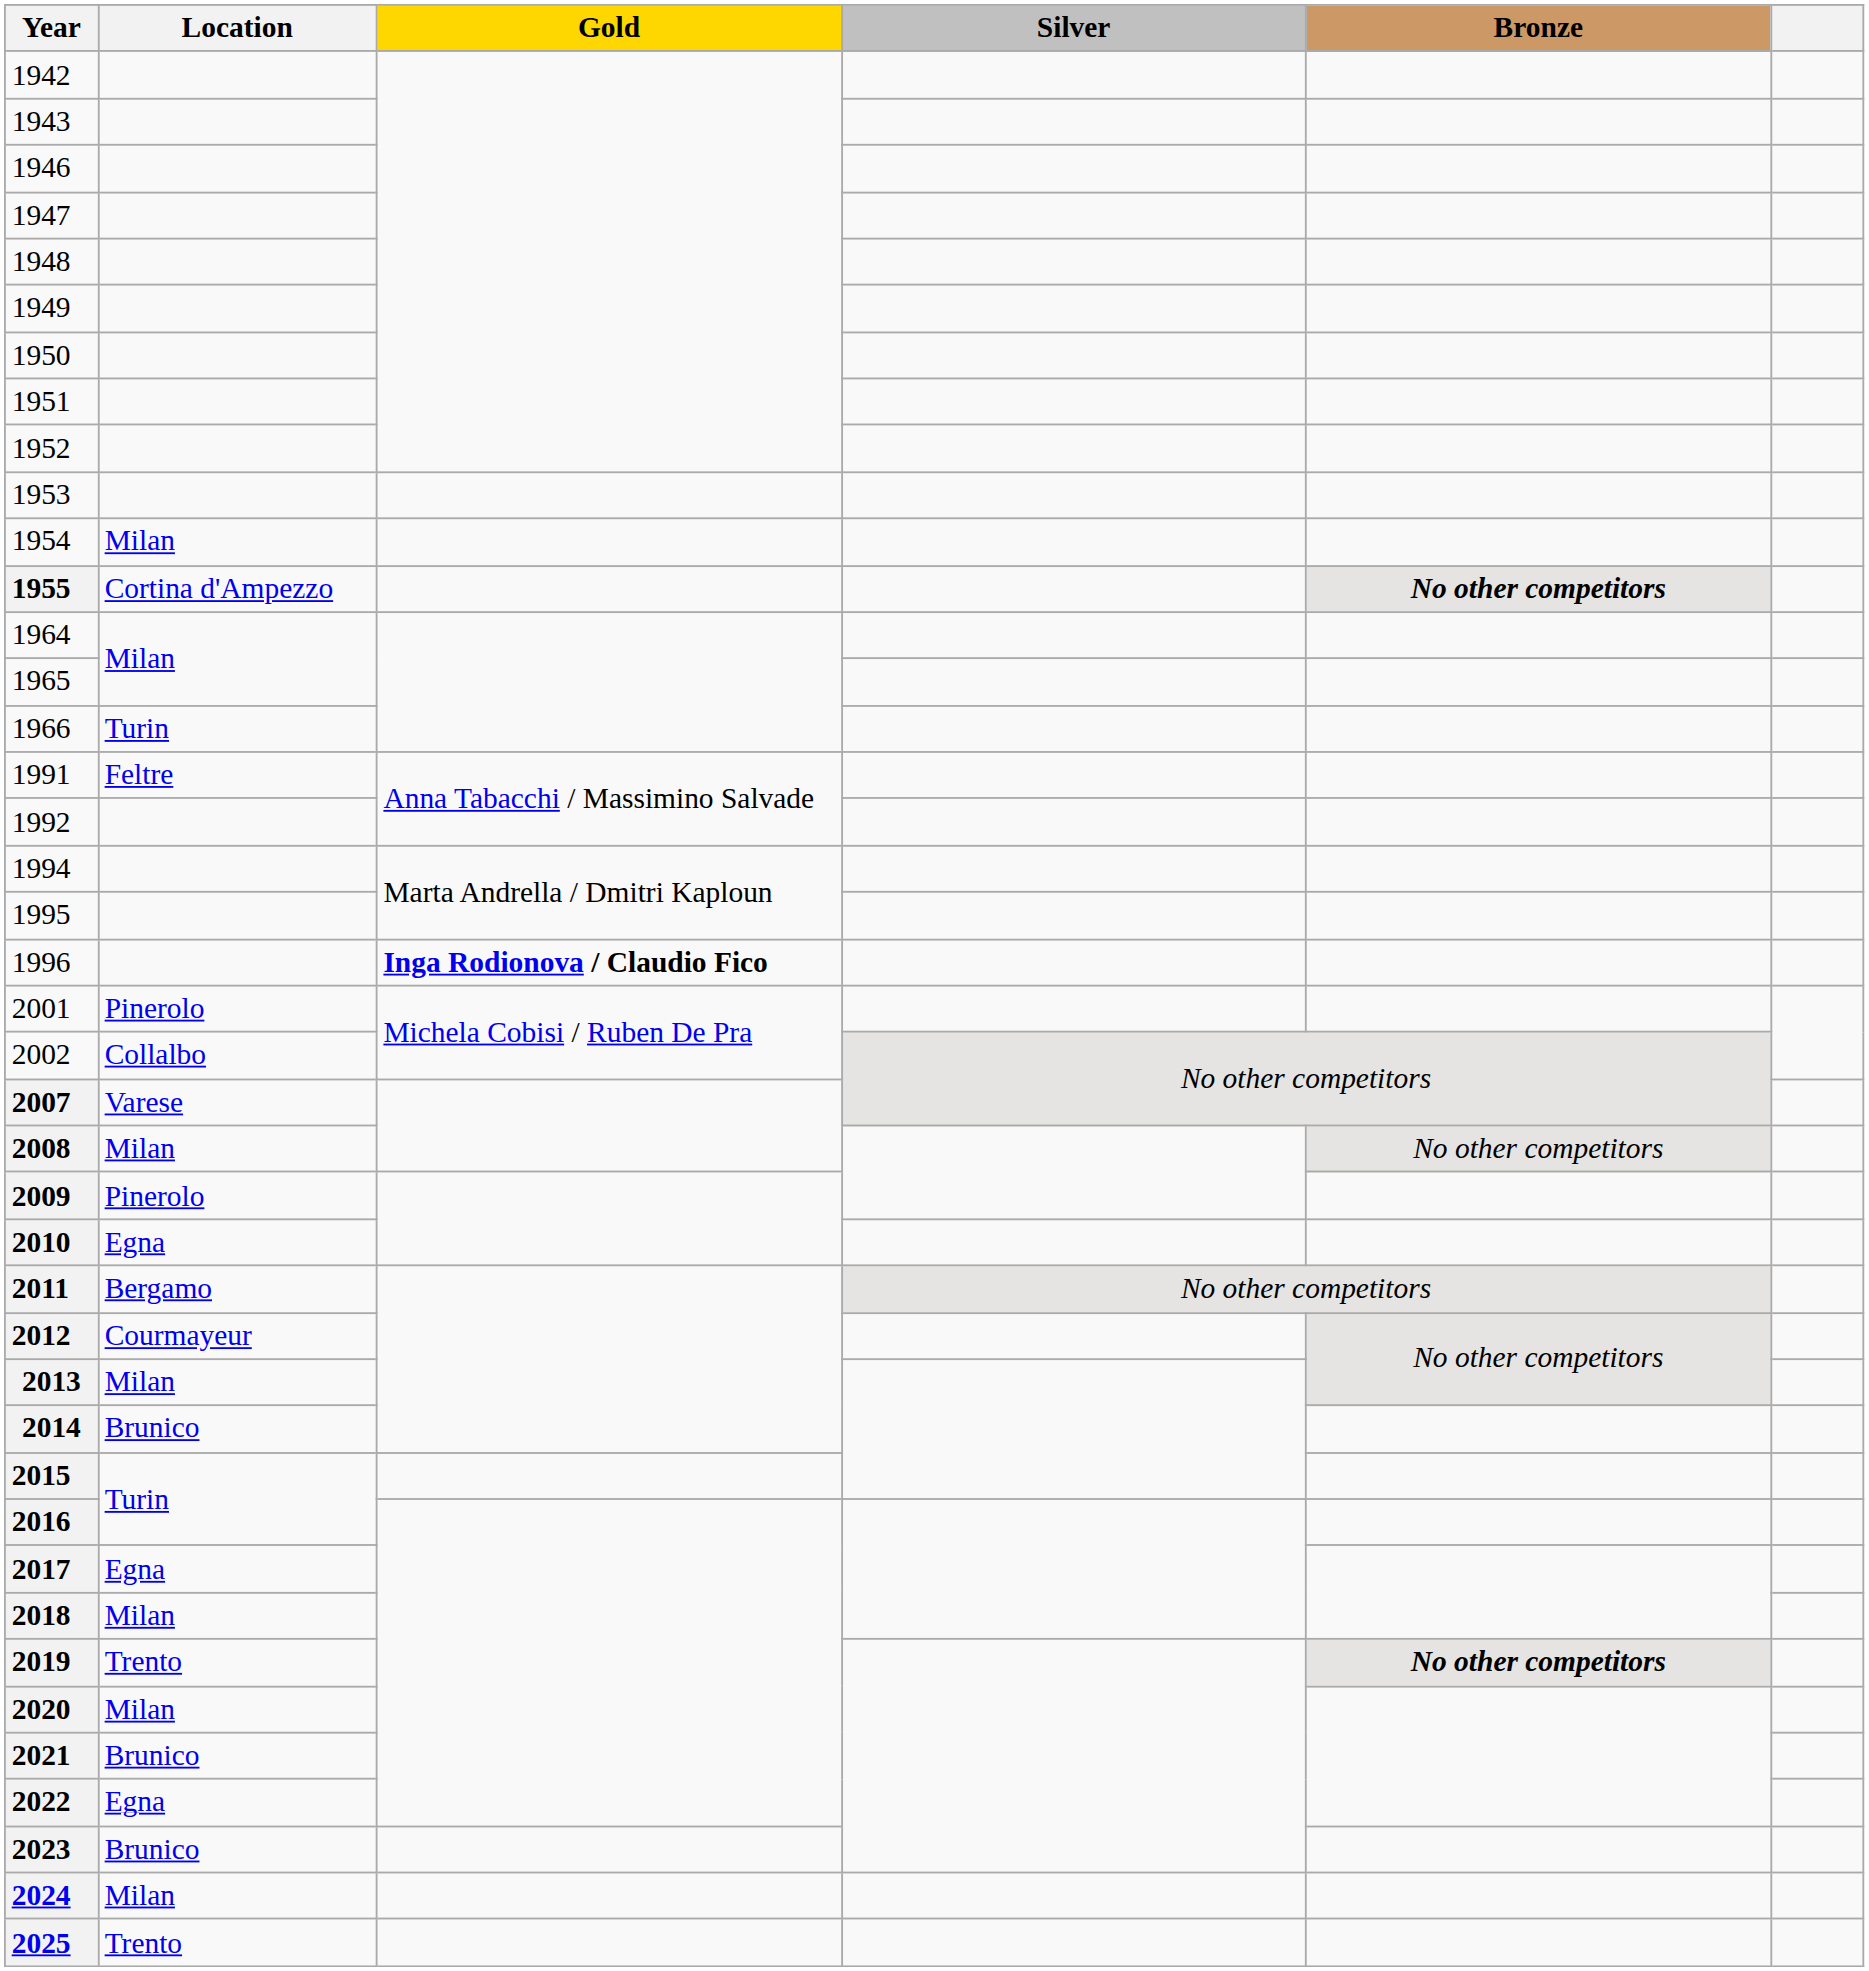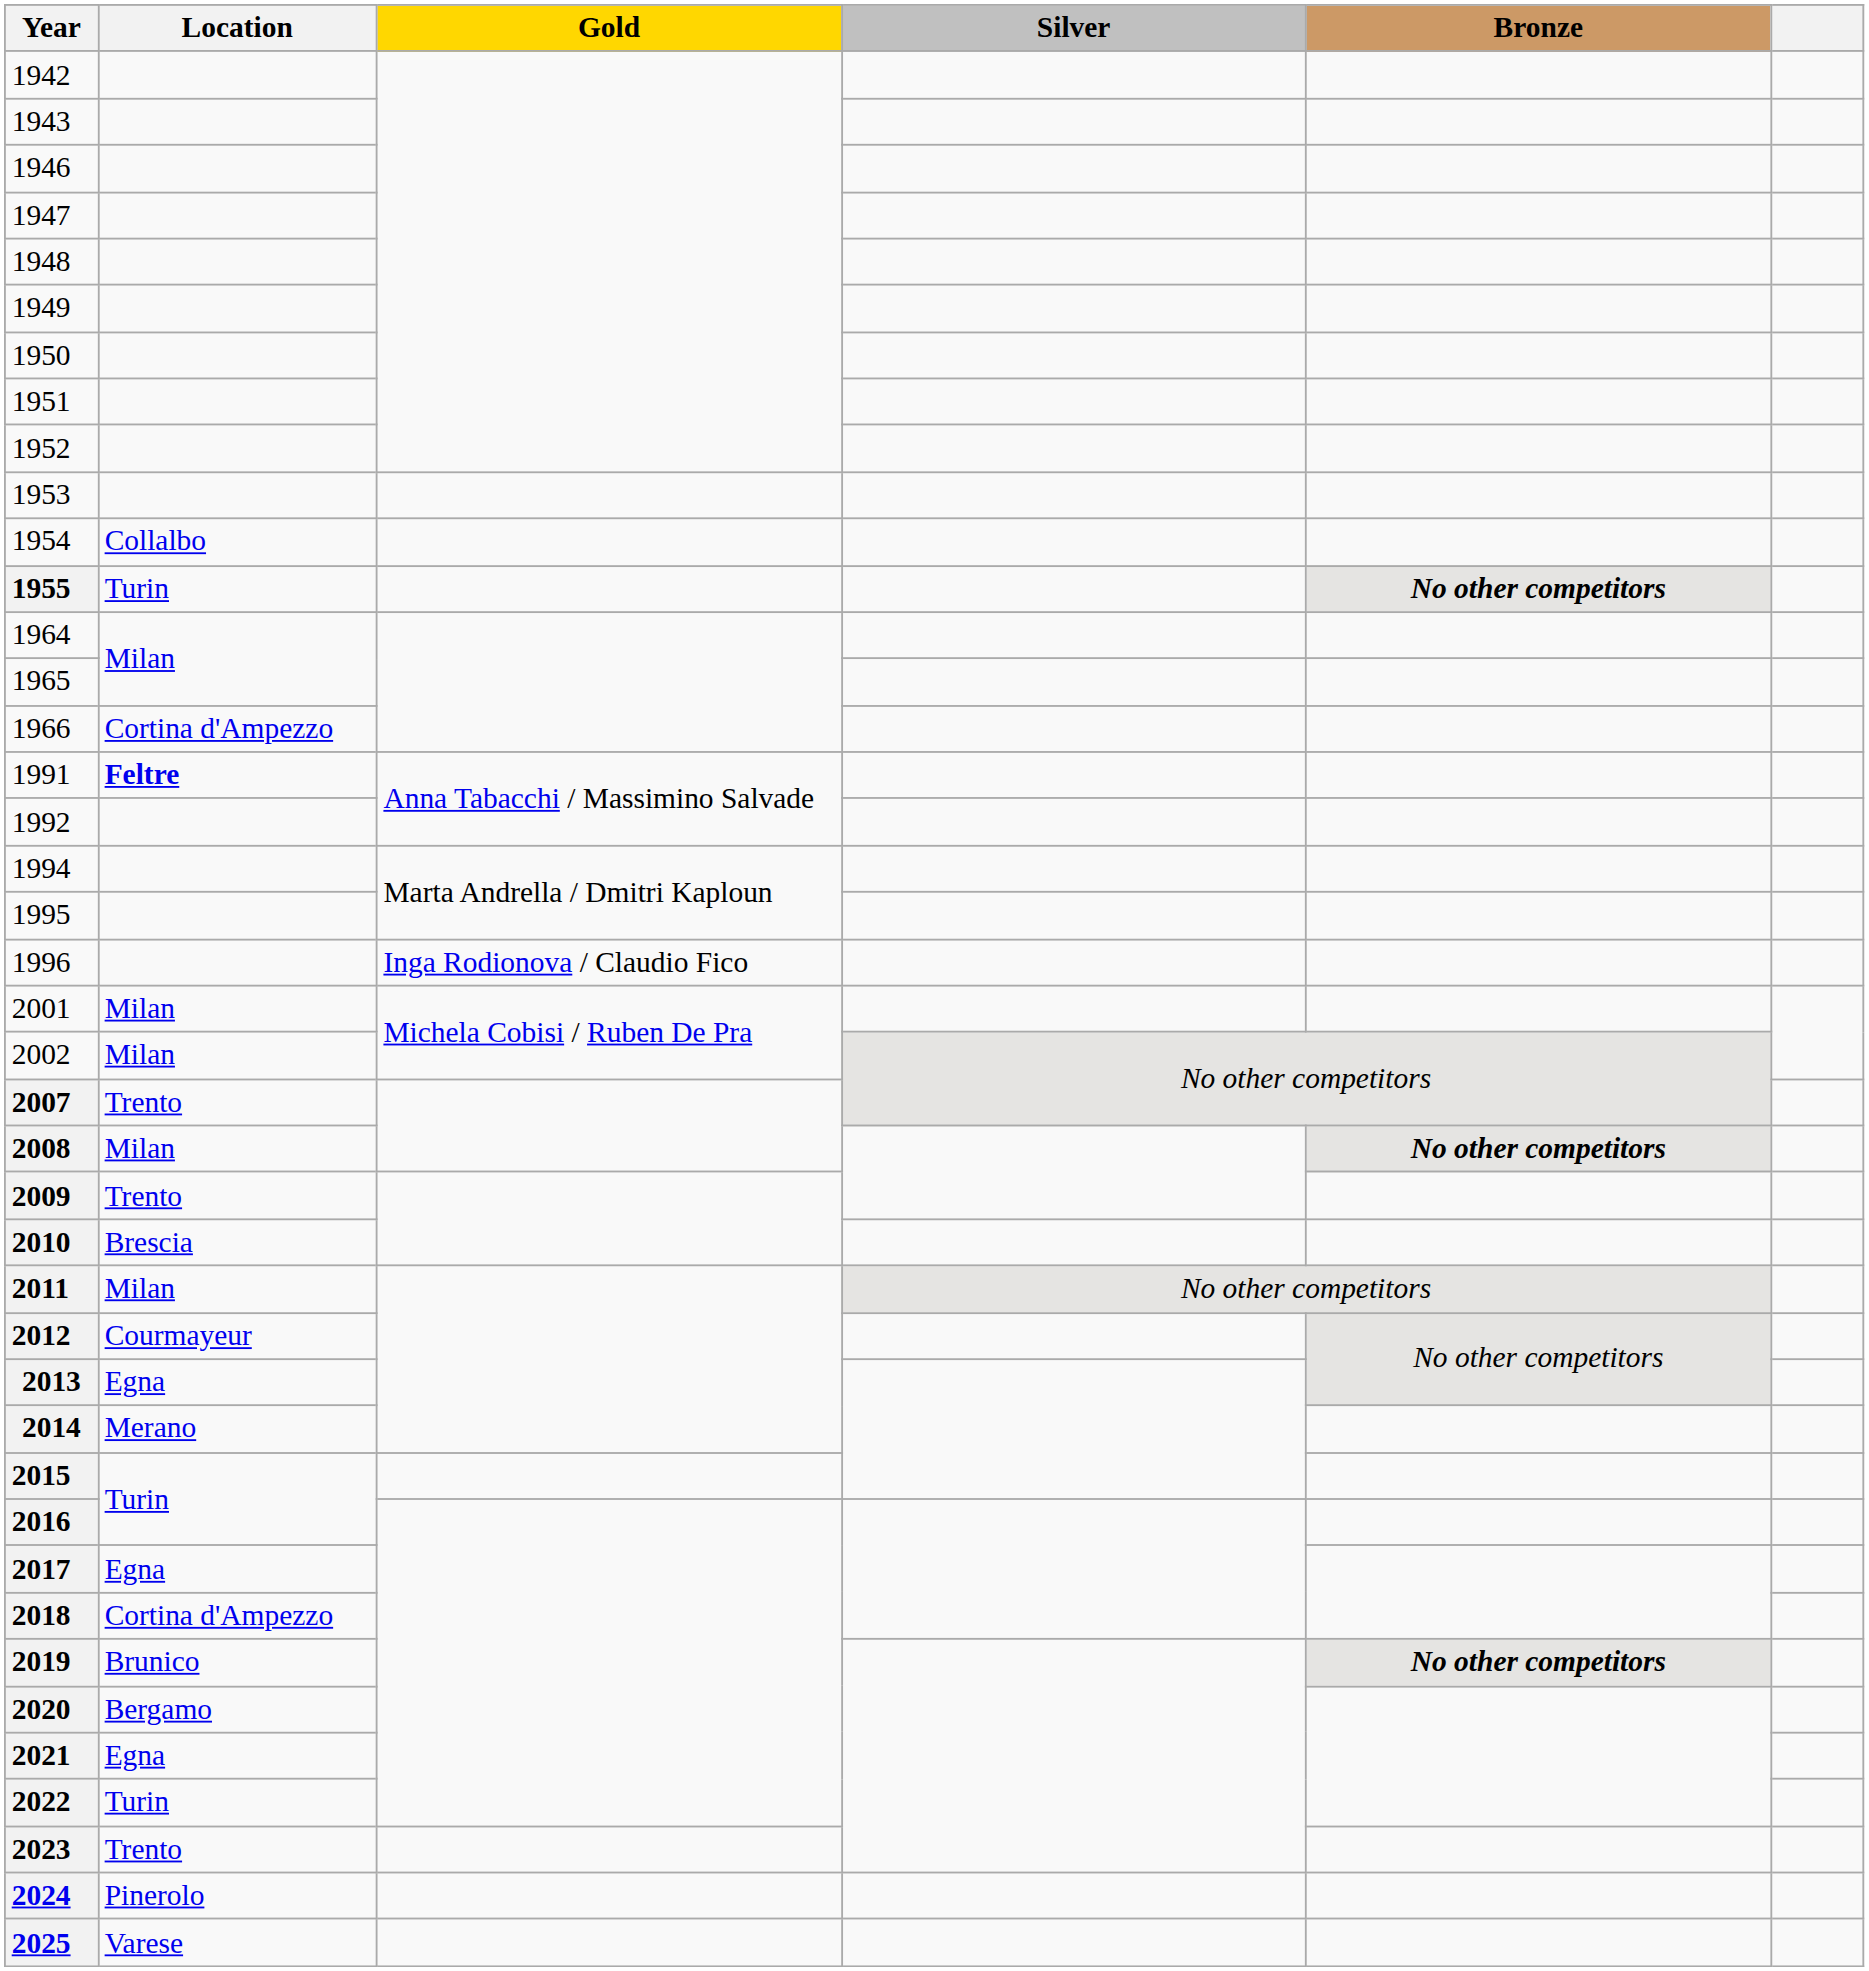(140, 541) Milan -> (155, 541) Collalbo
(219, 588) Cortina d'Ampezzo -> (137, 588) Turin
(137, 728) Turin -> (219, 728) Cortina d'Ampezzo
(139, 774) normal -> (142, 774) bold
(576, 961) bold -> (566, 961) normal
(155, 1008) Pinerolo -> (140, 1008) Milan
(155, 1055) Collalbo -> (140, 1055) Milan
(144, 1101) Varese -> (143, 1101) Trento
(1538, 1148) normal -> (1538, 1148) bold
(155, 1195) Pinerolo -> (143, 1195) Trento
(135, 1241) Egna -> (149, 1241) Brescia
(158, 1288) Bergamo -> (140, 1288) Milan
(140, 1381) Milan -> (135, 1381) Egna
(152, 1428) Brunico -> (150, 1428) Merano
(140, 1615) Milan -> (219, 1615) Cortina d'Ampezzo
(143, 1661) Trento -> (152, 1661) Brunico
(140, 1708) Milan -> (158, 1708) Bergamo
(152, 1755) Brunico -> (135, 1755) Egna
(135, 1802) Egna -> (137, 1802) Turin
(152, 1848) Brunico -> (143, 1848) Trento
(140, 1895) Milan -> (155, 1895) Pinerolo
(143, 1942) Trento -> (144, 1942) Varese
